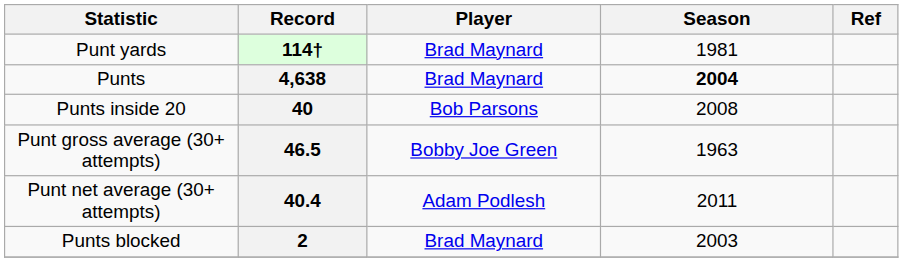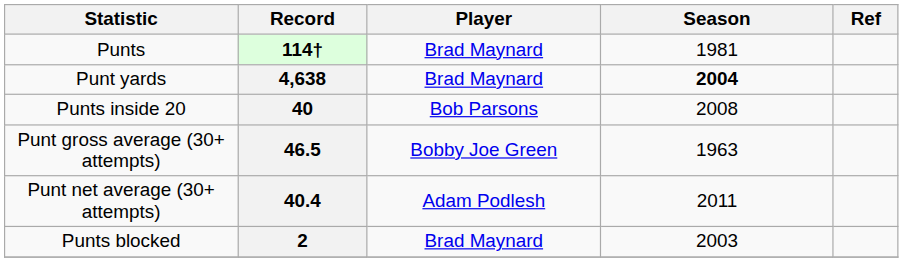(121, 49) Punt yards -> (121, 49) Punts
(121, 79) Punts -> (121, 79) Punt yards
